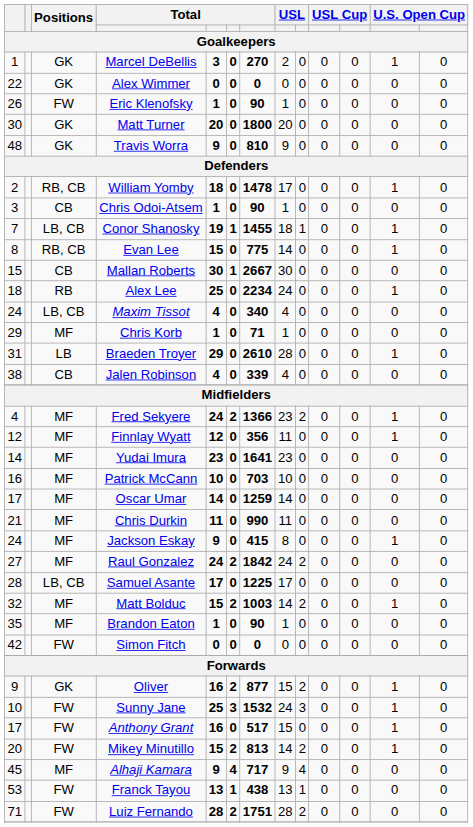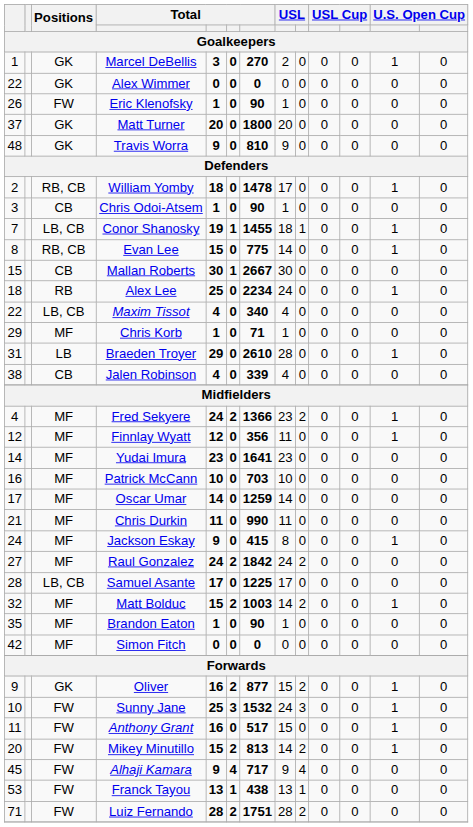(15, 124) 30 -> (15, 124) 37
(15, 312) 24 -> (15, 312) 22
(64, 645) FW -> (64, 645) MF
(15, 728) 17 -> (15, 728) 11
(64, 770) MF -> (64, 770) FW
